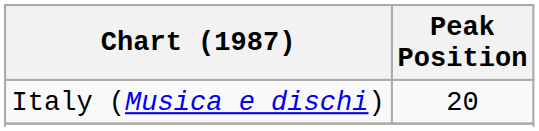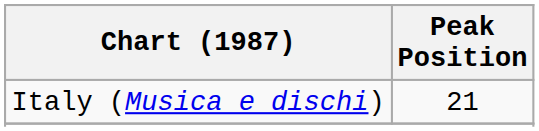(463, 102) 20 -> (463, 102) 21
